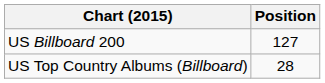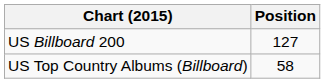(285, 66) 28 -> (285, 66) 58
